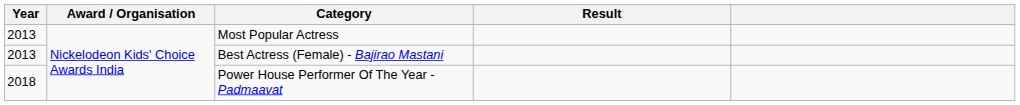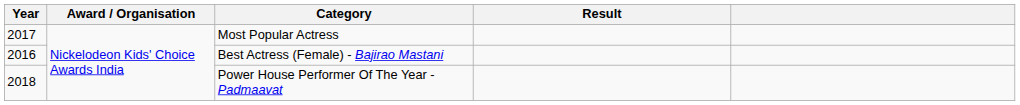(22, 34) 2013 -> (22, 34) 2017
(22, 55) 2013 -> (22, 55) 2016
